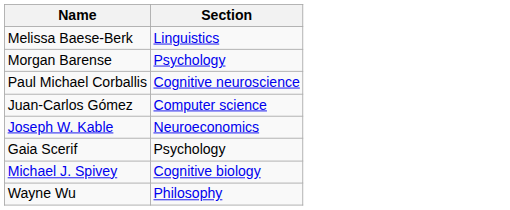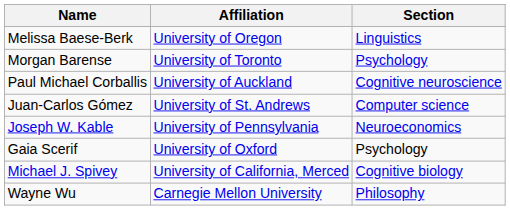+ column: (251, 15)
